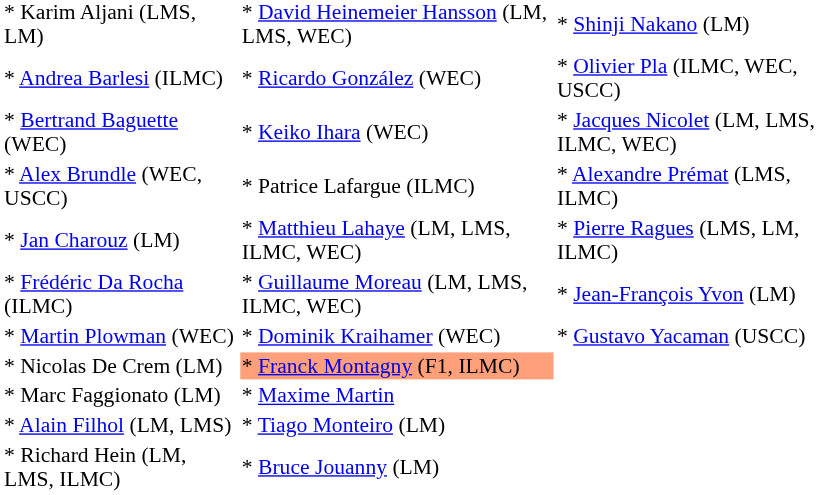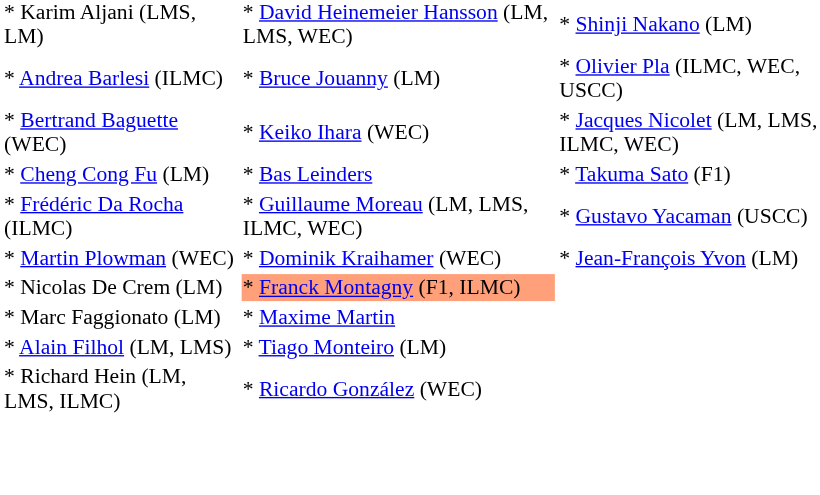(361, 78) * Ricardo González (WEC) -> (341, 78) * Bruce Jouanny (LM)
- row: (103, 186)
- row: (92, 240)
+ row: (107, 174)
(676, 294) * Jean-François Yvon (LM) -> (684, 215) * Gustavo Yacaman (USCC)
(681, 336) * Gustavo Yacaman (USCC) -> (679, 257) * Jean-François Yvon (LM)
(340, 466) * Bruce Jouanny (LM) -> (362, 388) * Ricardo González (WEC)
